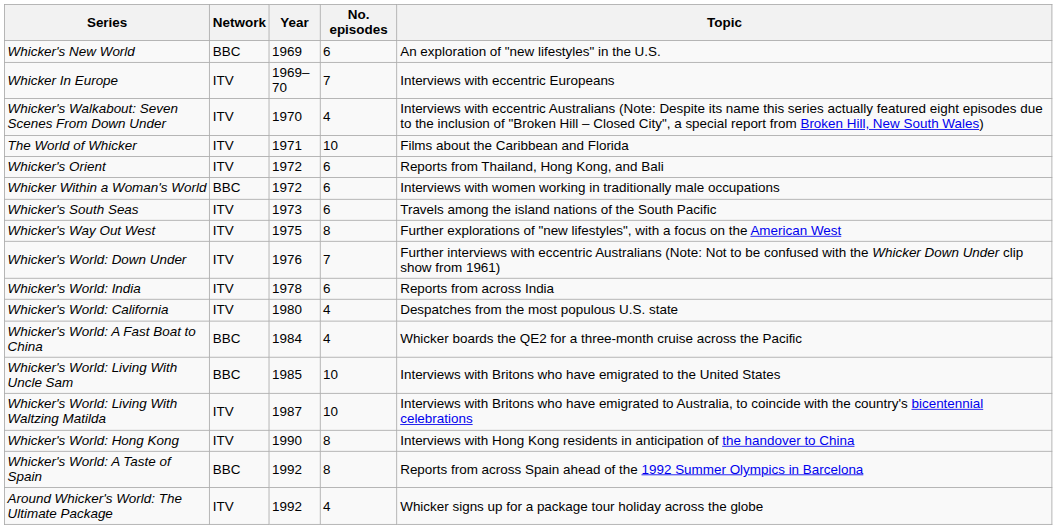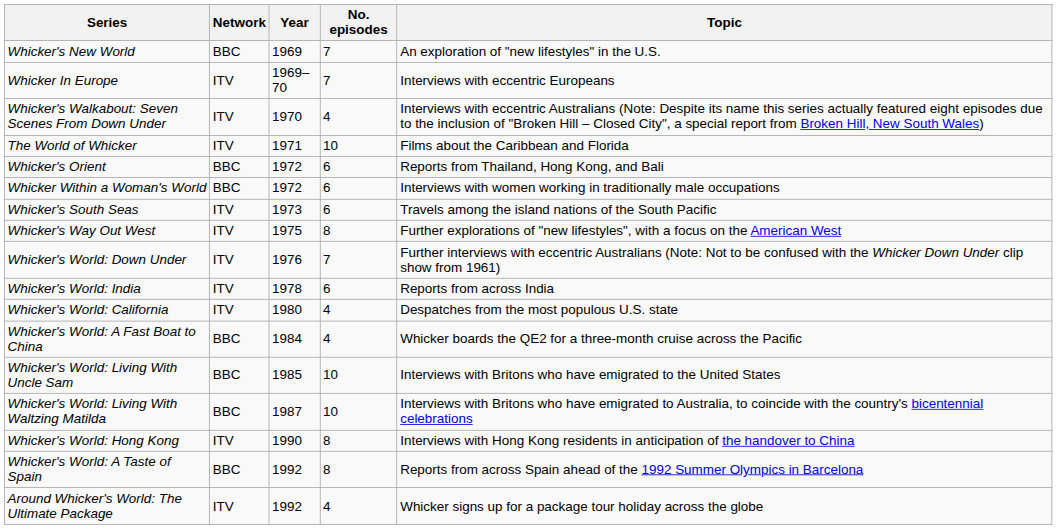(327, 51) 6 -> (327, 51) 7
(223, 167) ITV -> (227, 167) BBC
(223, 411) ITV -> (227, 411) BBC
